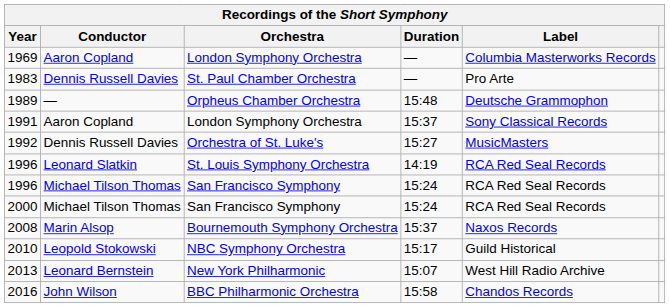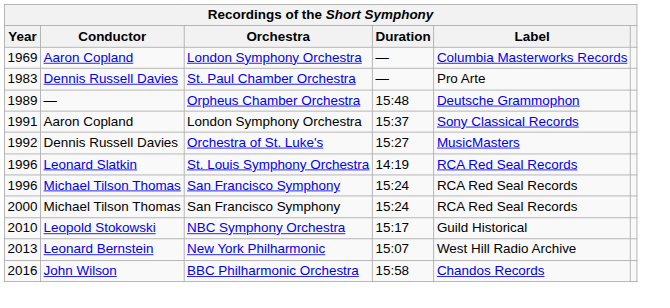- row: (22, 228)
